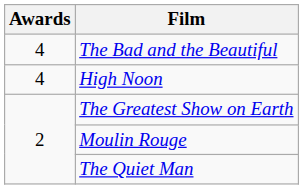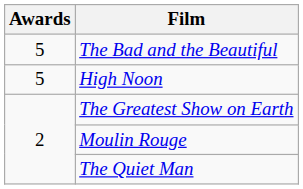(40, 49) 4 -> (40, 49) 5
(40, 79) 4 -> (40, 79) 5
